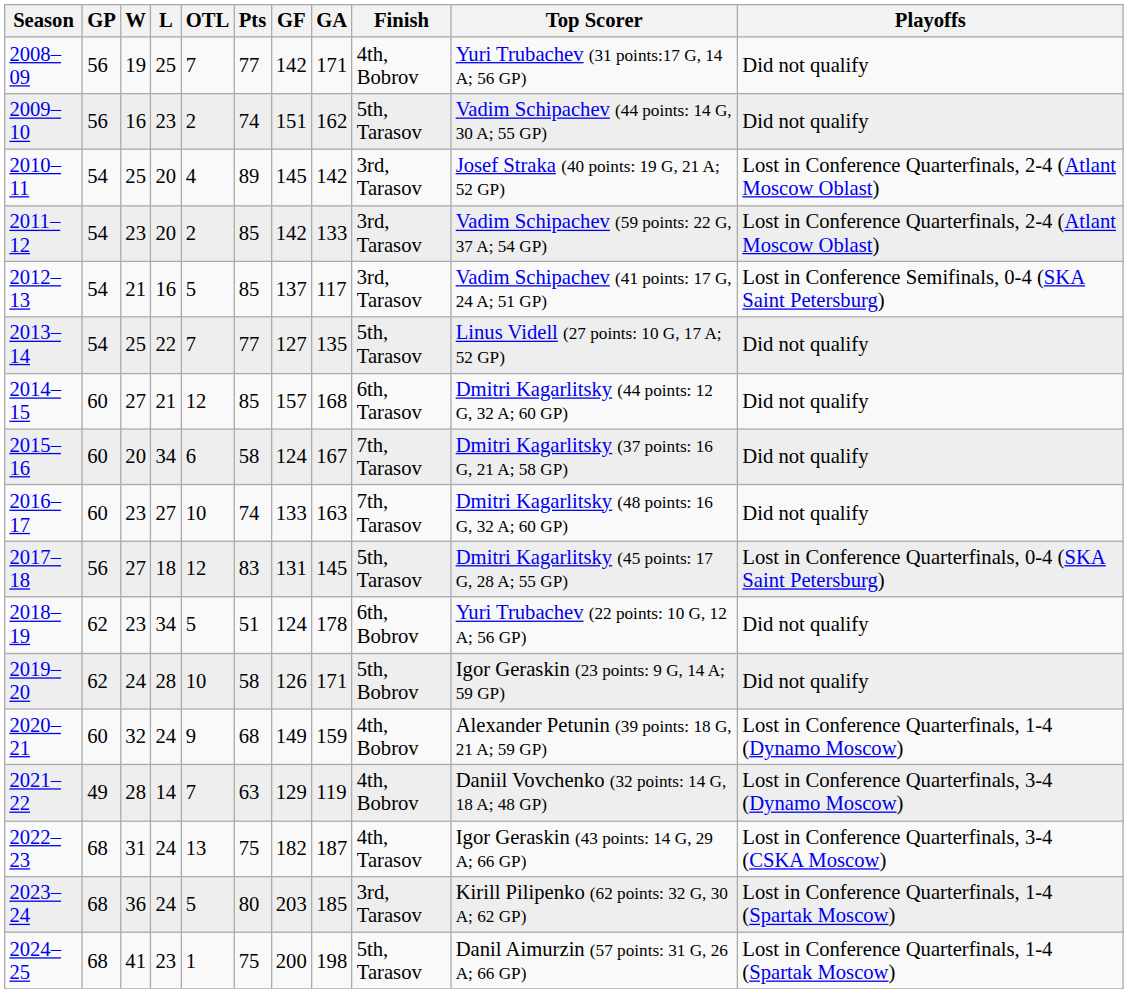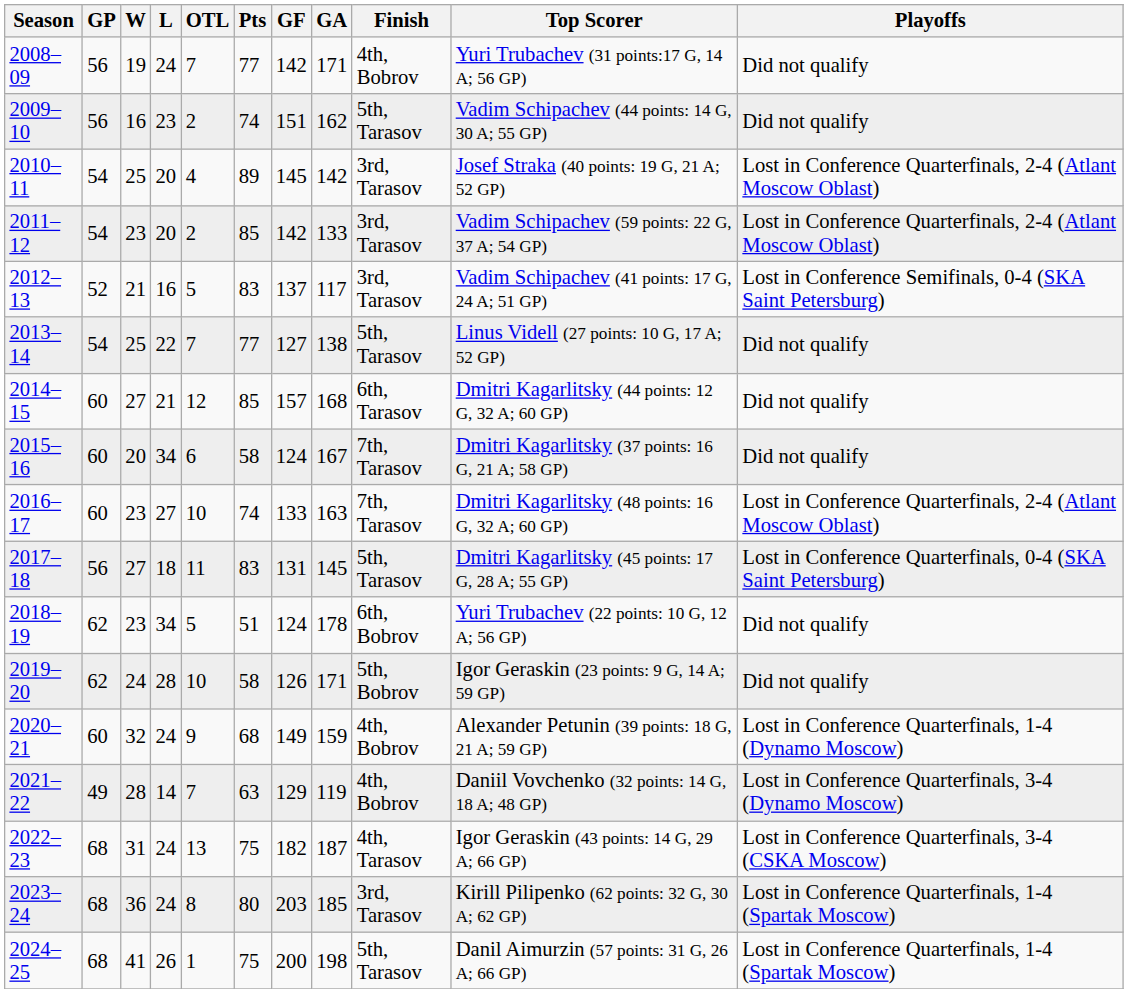(166, 65) 25 -> (166, 65) 24
(97, 289) 54 -> (97, 289) 52
(249, 289) 85 -> (249, 289) 83
(332, 344) 135 -> (332, 344) 138
(805, 512) Did not qualify -> (929, 512) Lost in Conference Quarterfinals, 2-4 (Atlant Moscow Oblast)
(196, 568) 12 -> (196, 568) 11
(191, 904) 5 -> (191, 904) 8
(166, 960) 23 -> (166, 960) 26
